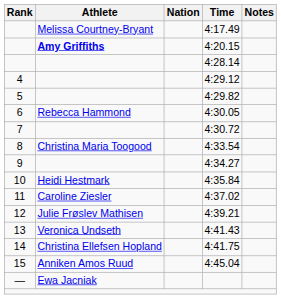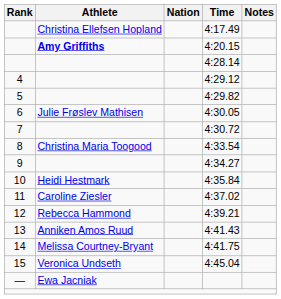(95, 29) Melissa Courtney-Bryant -> (100, 29) Christina Ellefsen Hopland
(84, 113) Rebecca Hammond -> (90, 113) Julie Frøslev Mathisen
(90, 213) Julie Frøslev Mathisen -> (84, 213) Rebecca Hammond
(79, 230) Veronica Undseth -> (85, 230) Anniken Amos Ruud
(100, 247) Christina Ellefsen Hopland -> (95, 247) Melissa Courtney-Bryant
(85, 264) Anniken Amos Ruud -> (79, 264) Veronica Undseth
